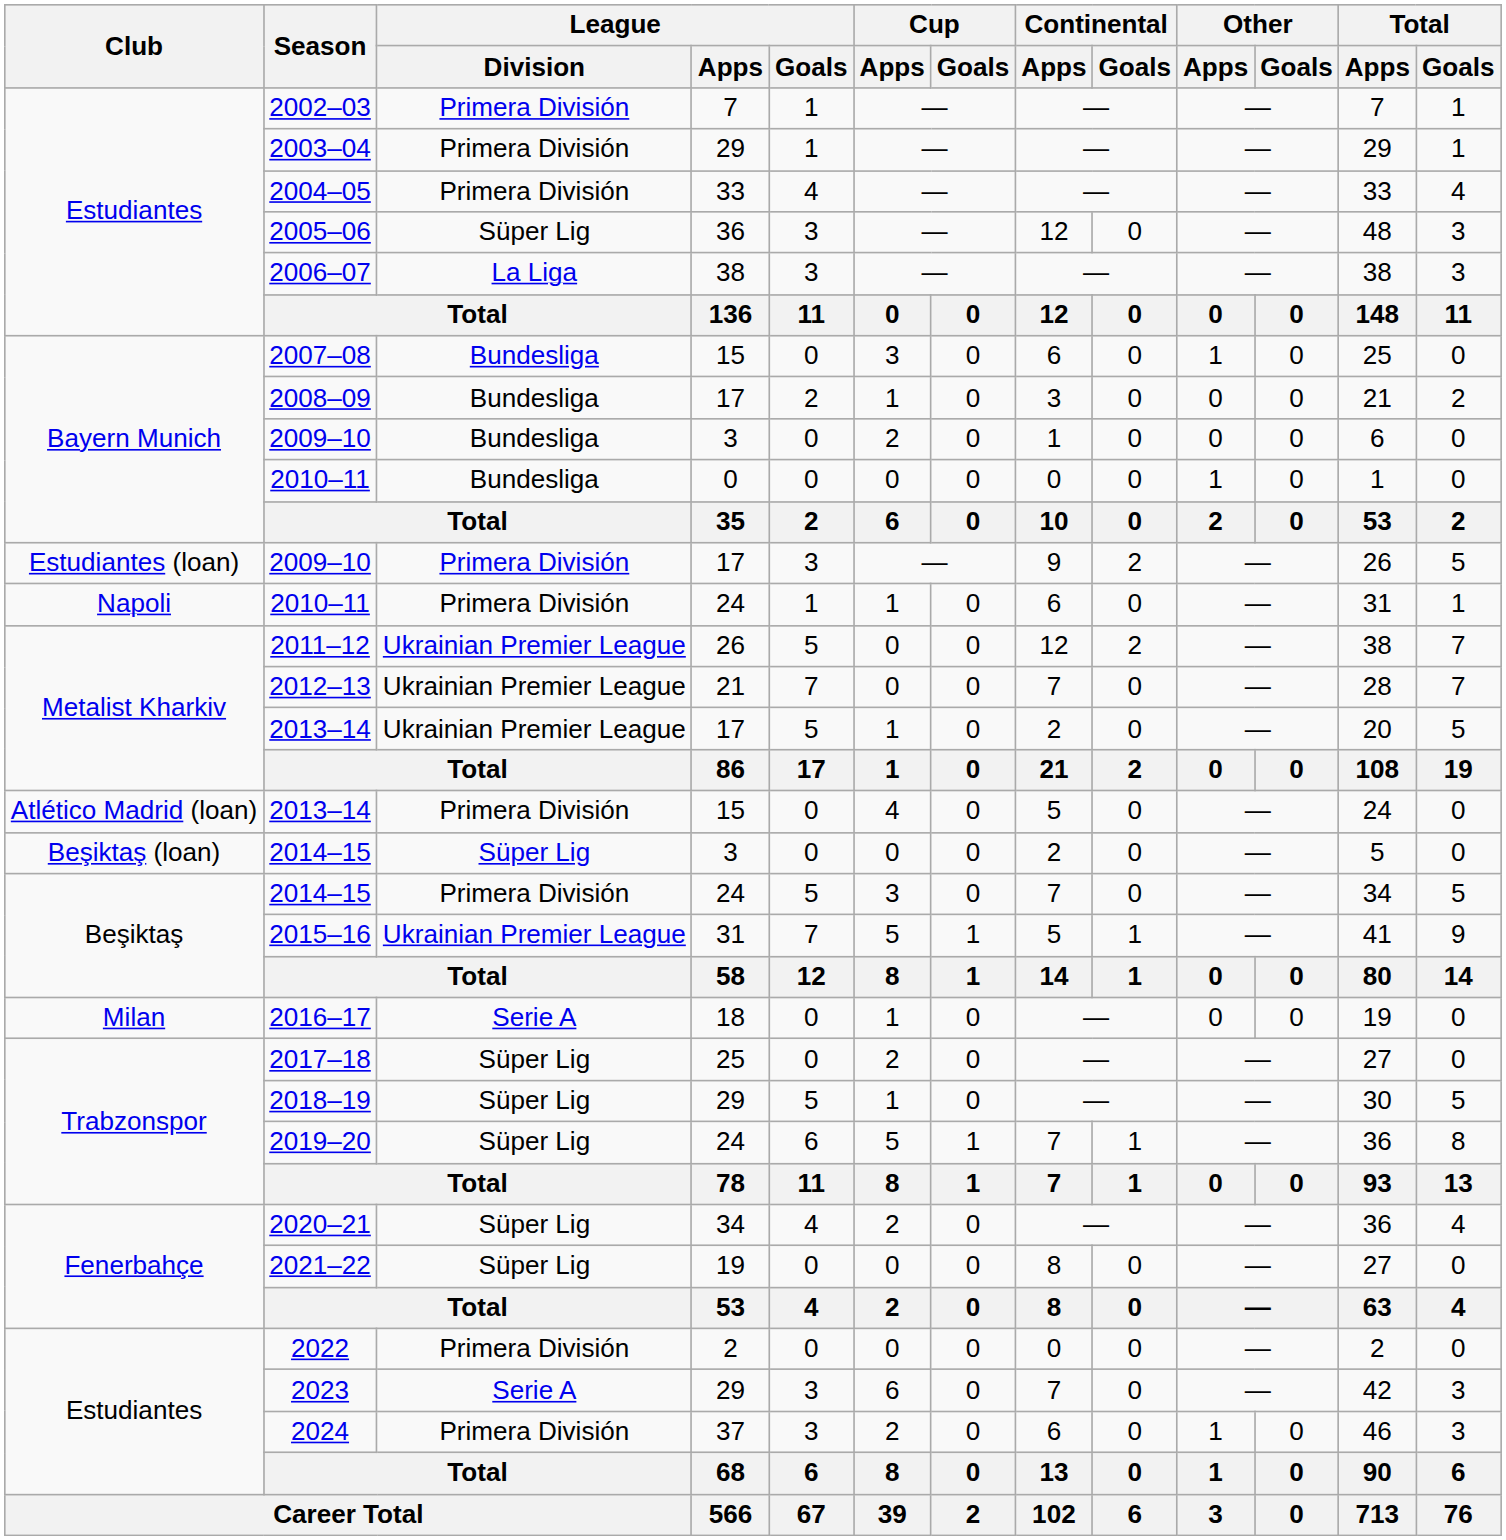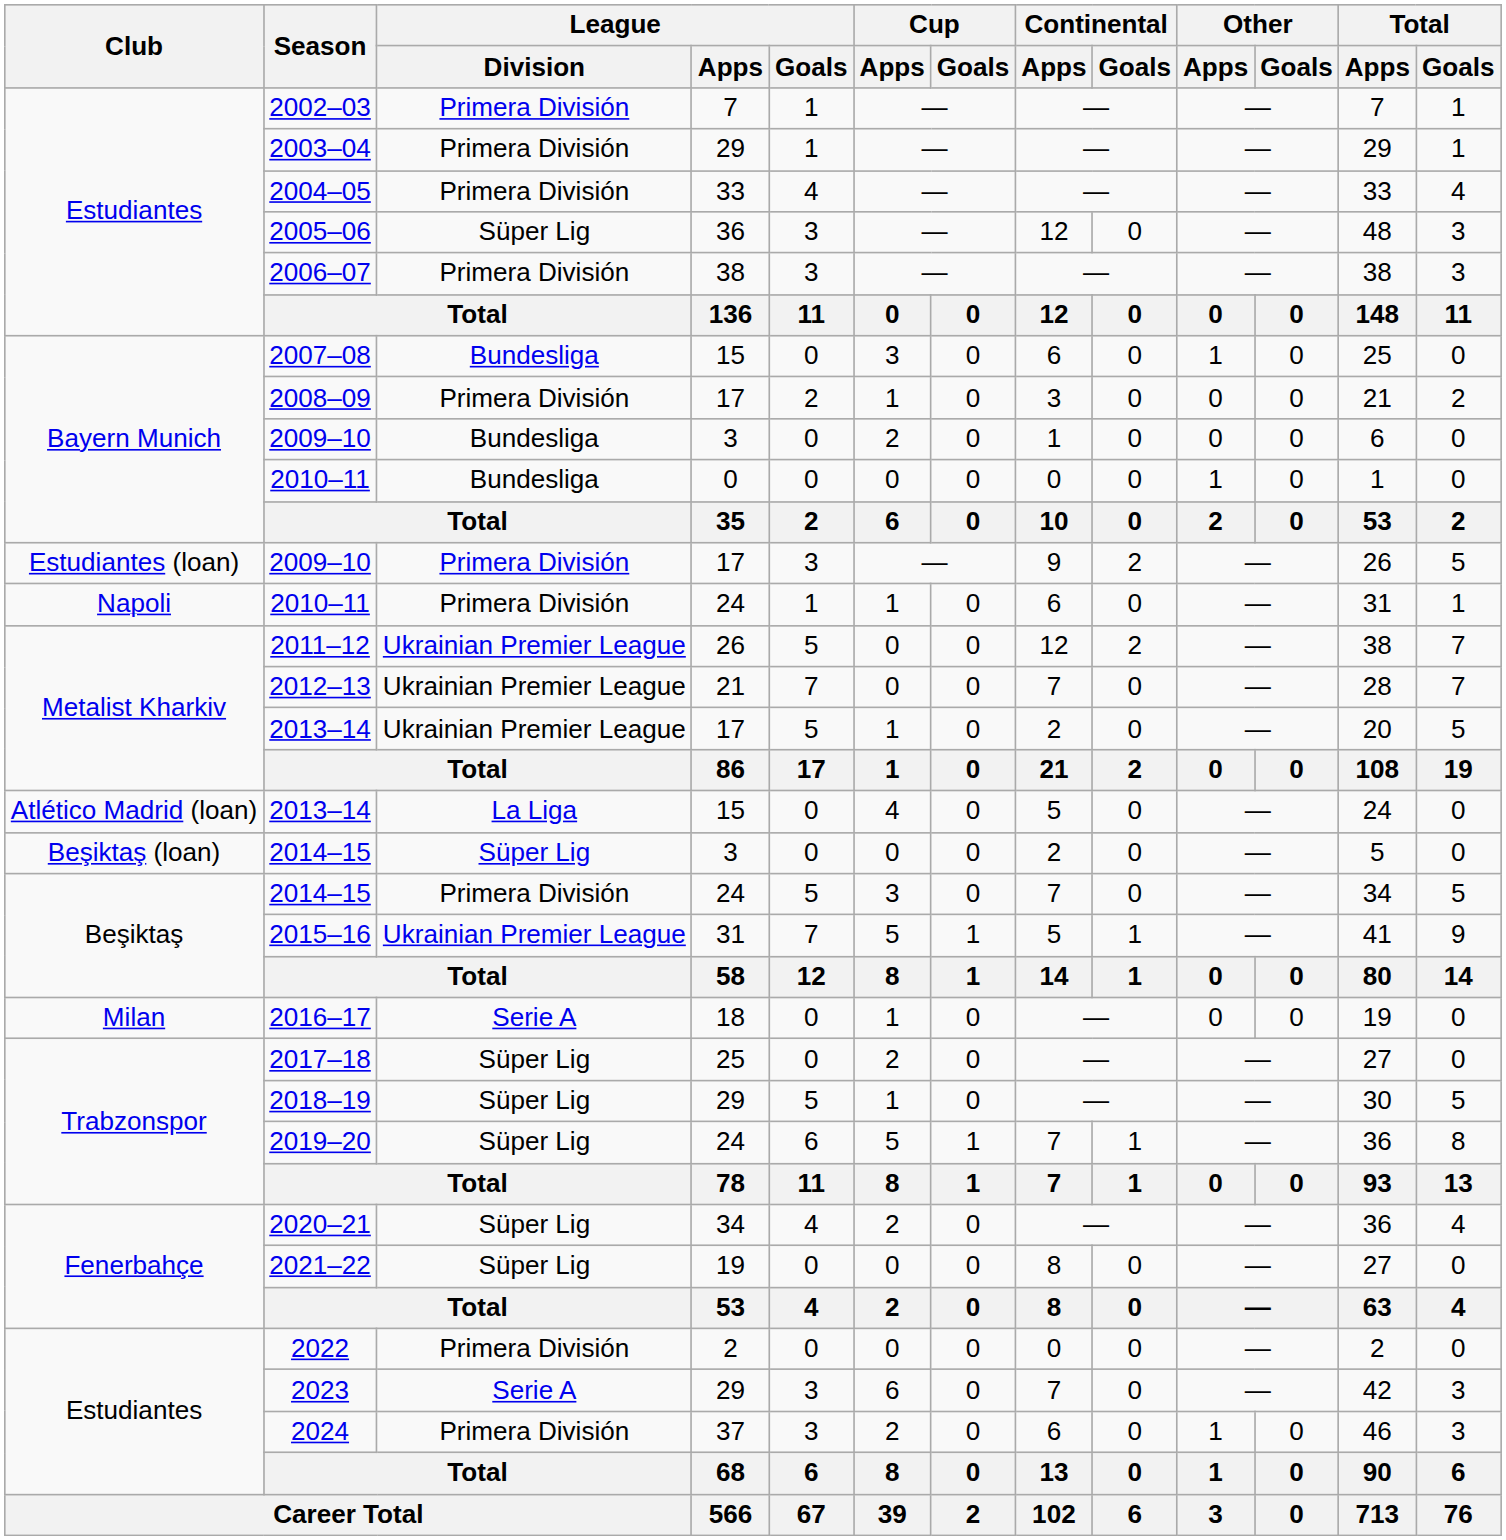(534, 273) La Liga -> (534, 273) Primera División
(534, 397) Bundesliga -> (534, 397) Primera División
(534, 811) Primera División -> (534, 811) La Liga
